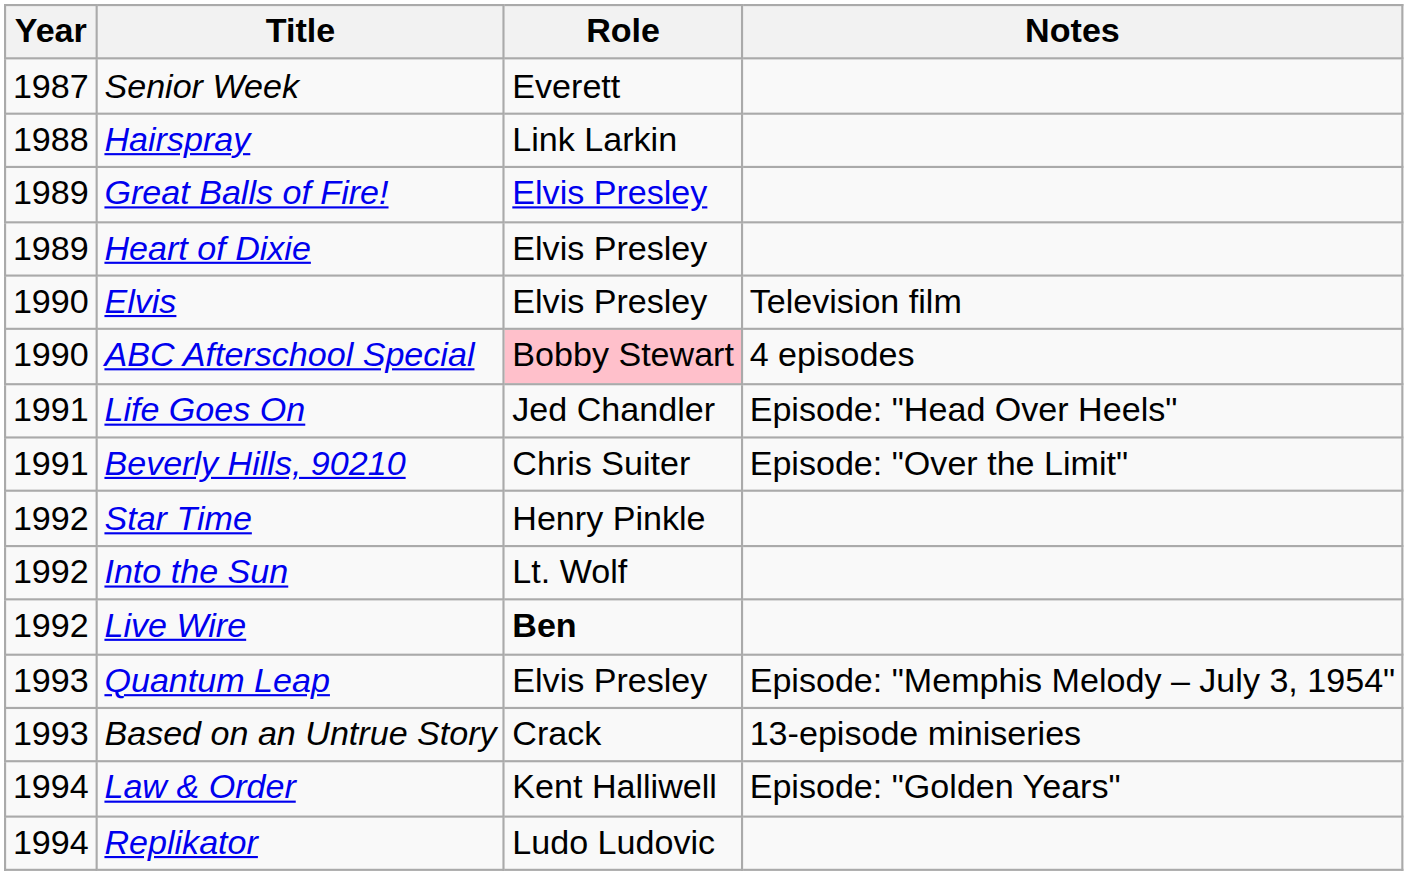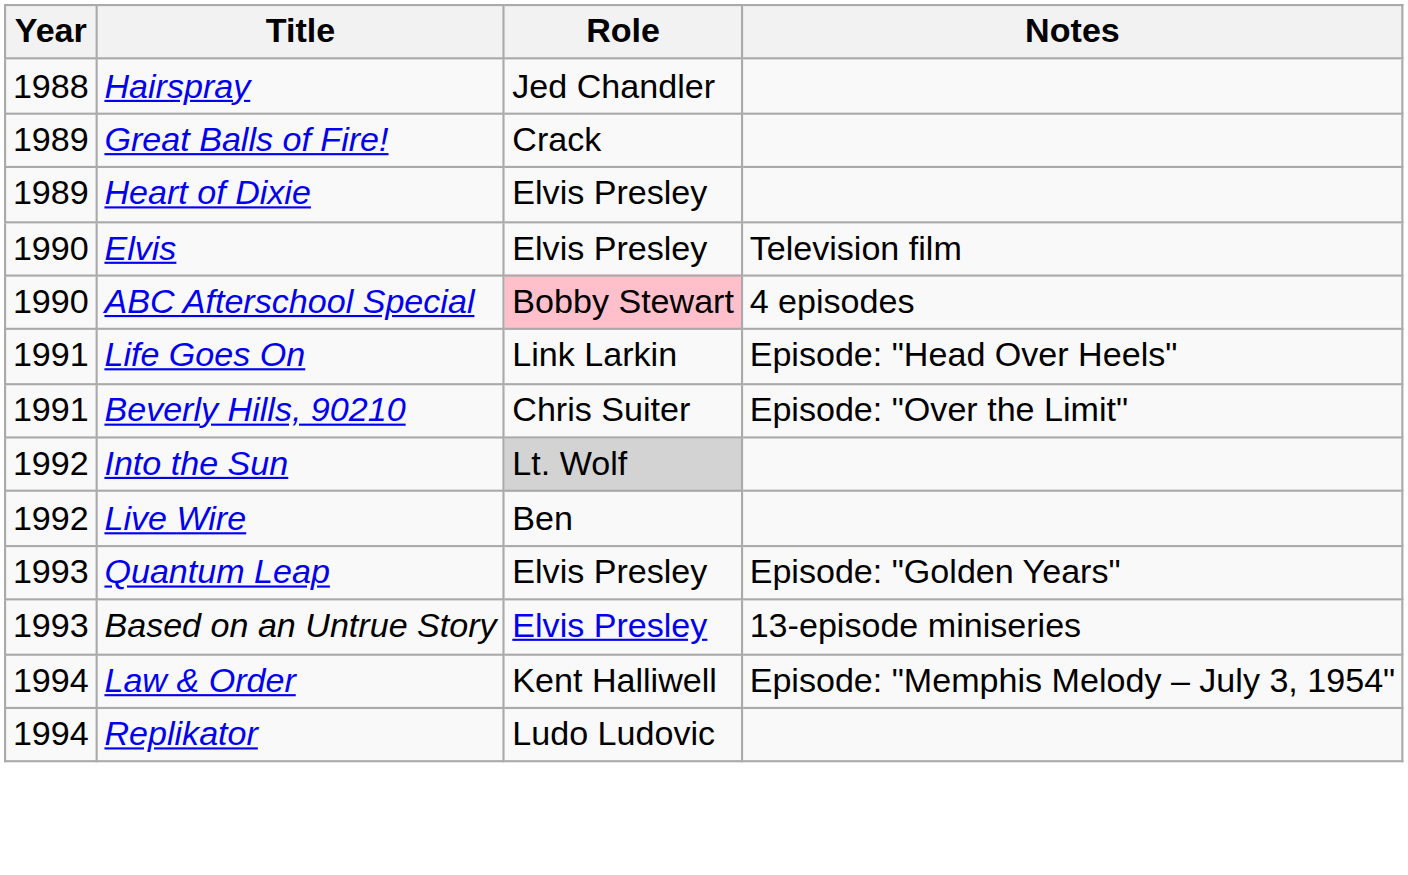- row: (202, 85)
(595, 139) Link Larkin -> (614, 85) Jed Chandler
(610, 193) Elvis Presley -> (557, 139) Crack
(614, 409) Jed Chandler -> (595, 355) Link Larkin
- row: (178, 517)
(570, 572) no background -> (570, 463) lightgrey background
(545, 626) bold -> (543, 517) normal
(1072, 680) Episode: "Memphis Melody – July 3, 1954" -> (935, 572) Episode: "Golden Years"
(557, 734) Crack -> (610, 626) Elvis Presley
(935, 788) Episode: "Golden Years" -> (1072, 680) Episode: "Memphis Melody – July 3, 1954"
